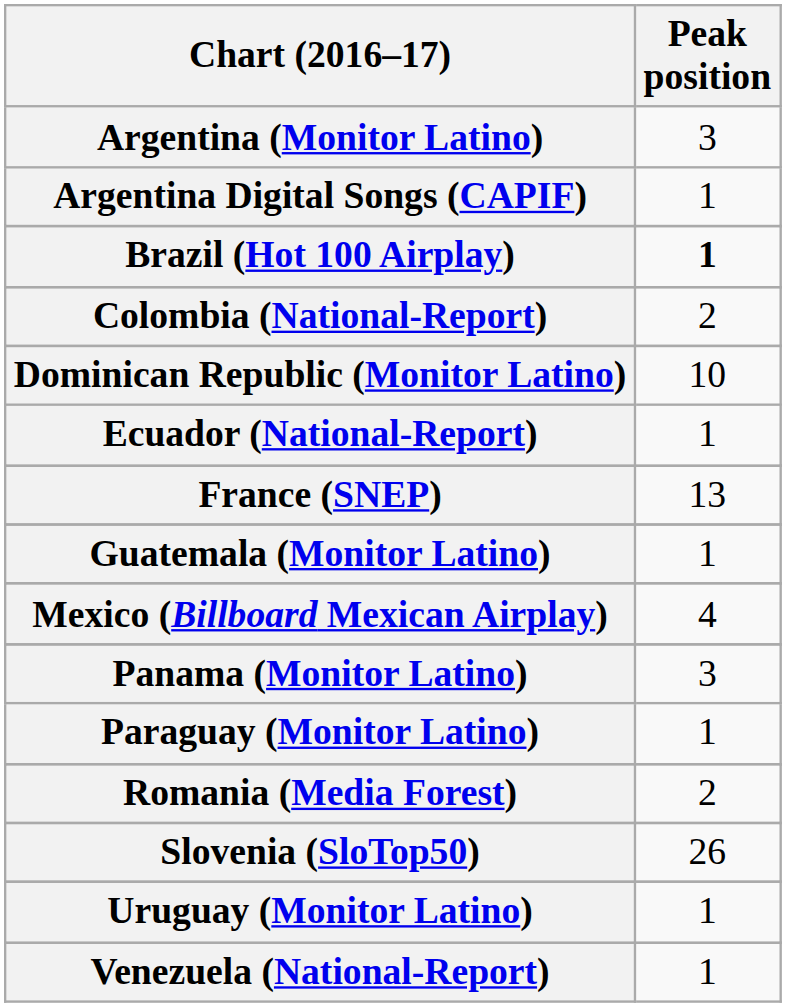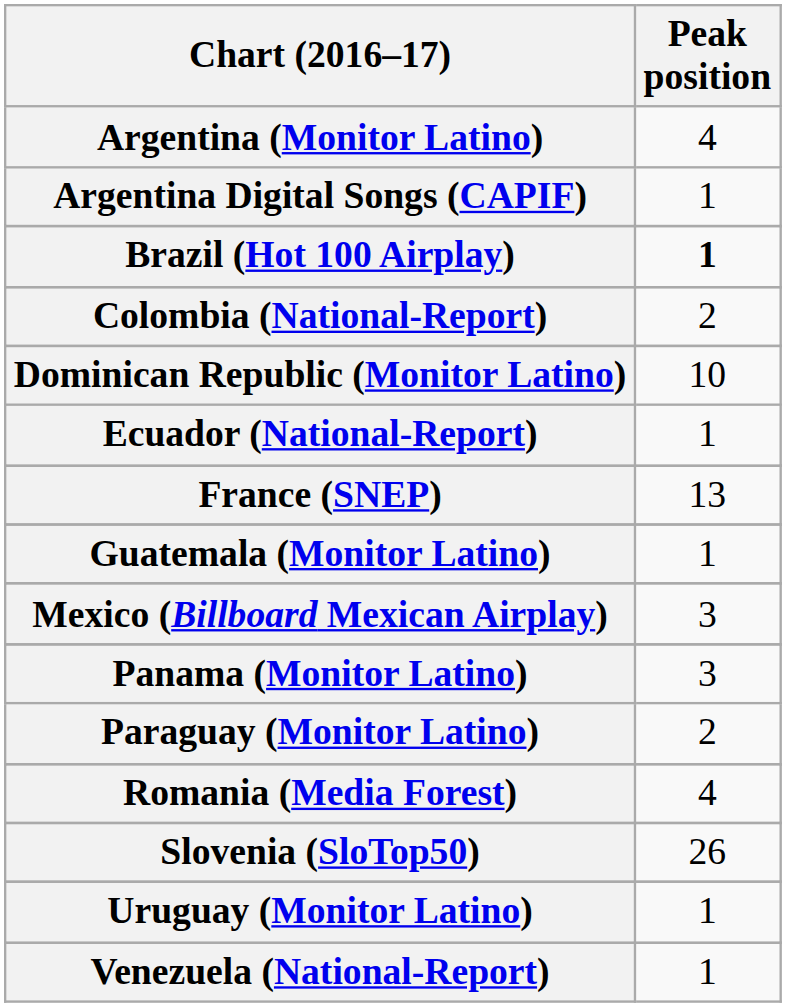(707, 136) 3 -> (707, 136) 4
(707, 613) 4 -> (707, 613) 3
(707, 732) 1 -> (707, 732) 2
(707, 792) 2 -> (707, 792) 4
